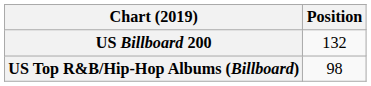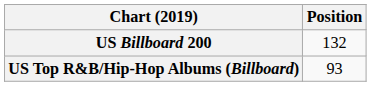(334, 68) 98 -> (334, 68) 93
